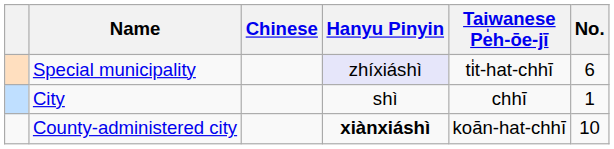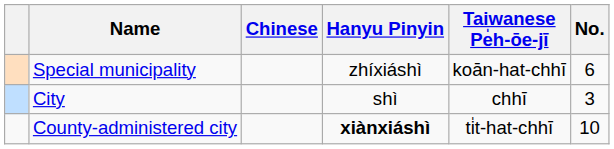(385, 69) lavender background -> (385, 69) no background
(509, 69) ti̍t-hat-chhī -> (509, 69) koān-hat-chhī
(590, 98) 1 -> (590, 98) 3
(509, 128) koān-hat-chhī -> (509, 128) ti̍t-hat-chhī
